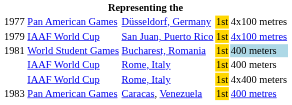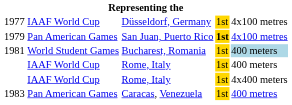(72, 22) Pan American Games -> (64, 22) IAAF World Cup
(64, 36) IAAF World Cup -> (72, 36) Pan American Games
(222, 36) normal -> (222, 36) bold
